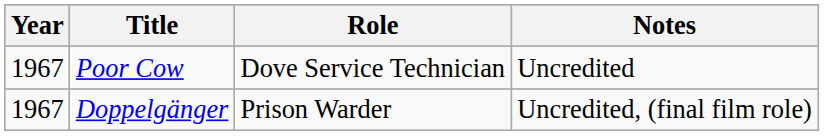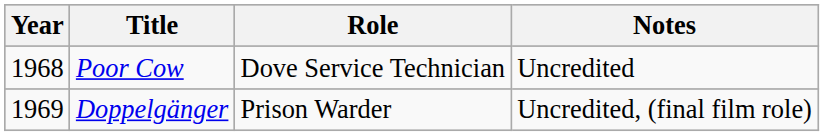(37, 67) 1967 -> (37, 67) 1968
(37, 109) 1967 -> (37, 109) 1969
